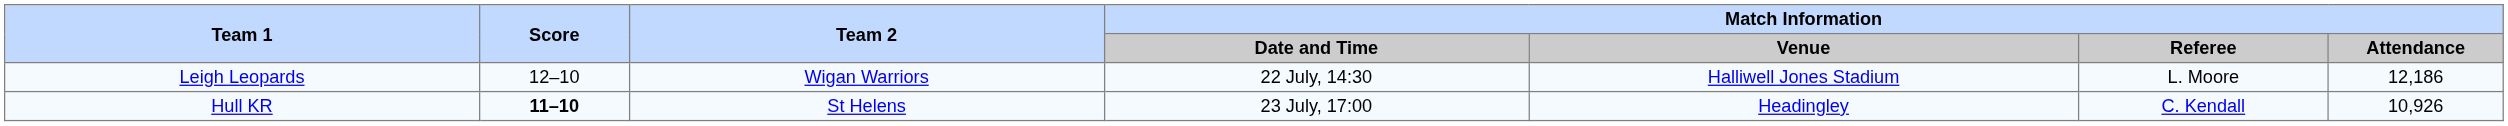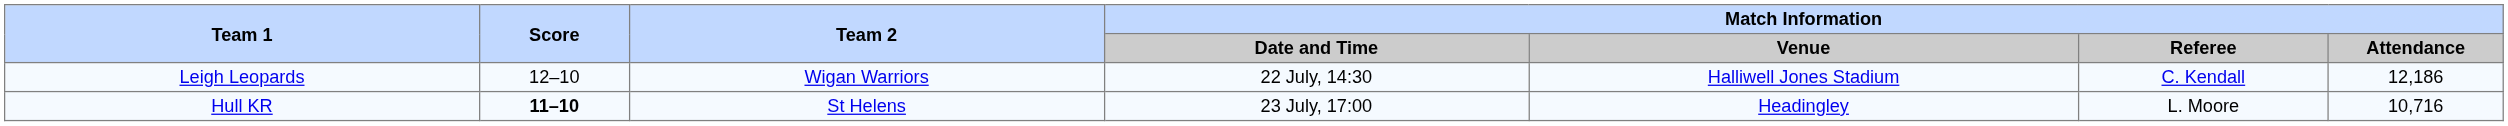(2203, 77) L. Moore -> (2203, 77) C. Kendall
(2203, 106) C. Kendall -> (2203, 106) L. Moore
(2416, 106) 10,926 -> (2416, 106) 10,716
